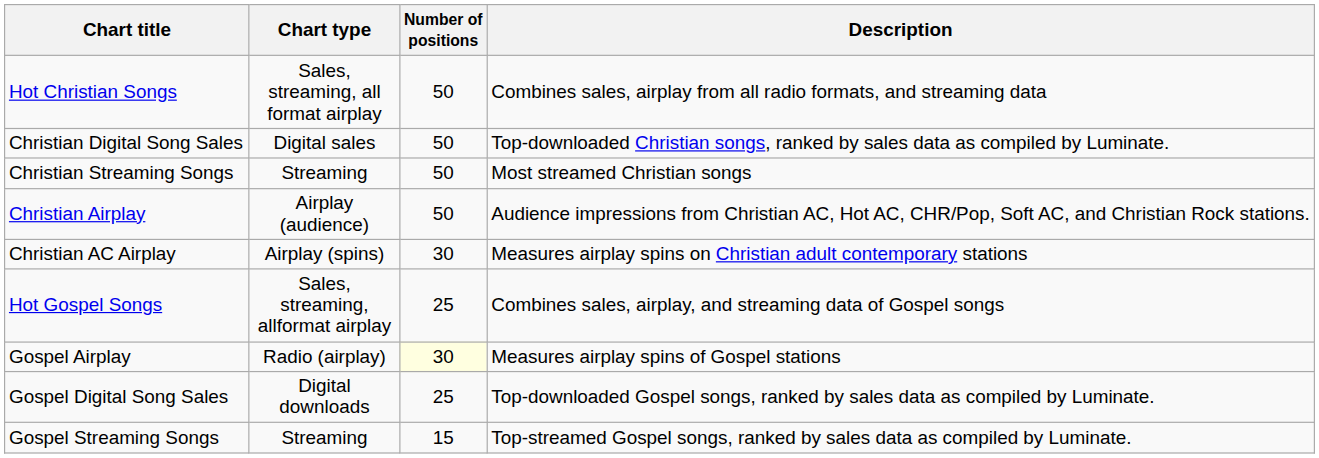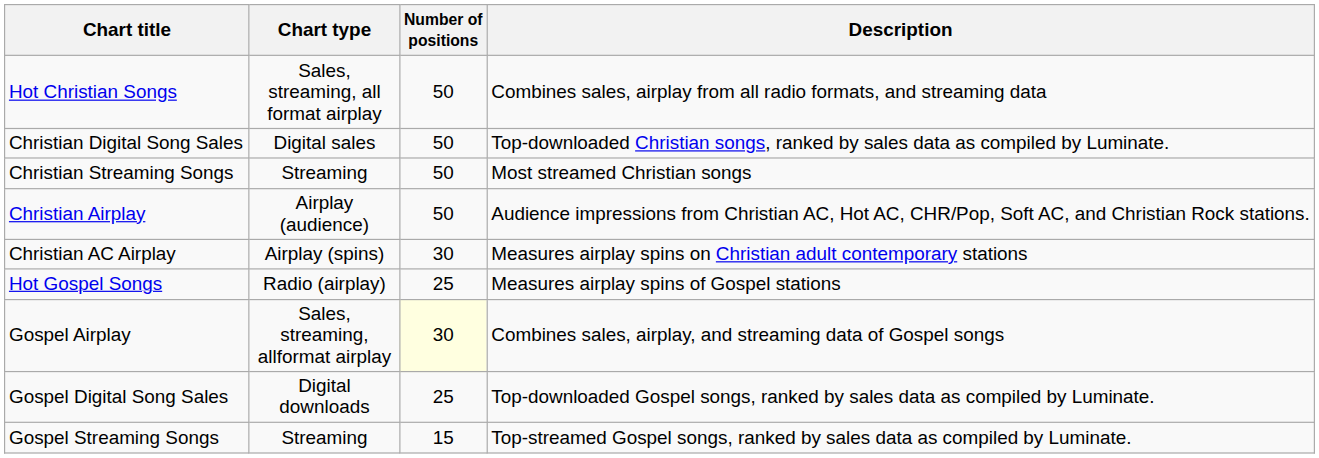(324, 305) Sales, streaming, allformat airplay -> (324, 284) Radio (airplay)
(748, 305) Combines sales, airplay, and streaming data of Gospel songs -> (666, 284) Measures airplay spins of Gospel stations
(324, 356) Radio (airplay) -> (324, 335) Sales, streaming, allformat airplay
(666, 356) Measures airplay spins of Gospel stations -> (748, 335) Combines sales, airplay, and streaming data of Gospel songs
